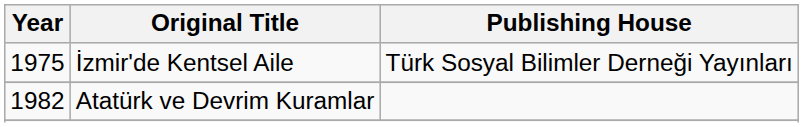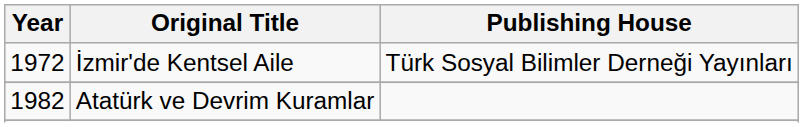(37, 62) 1975 -> (37, 62) 1972
